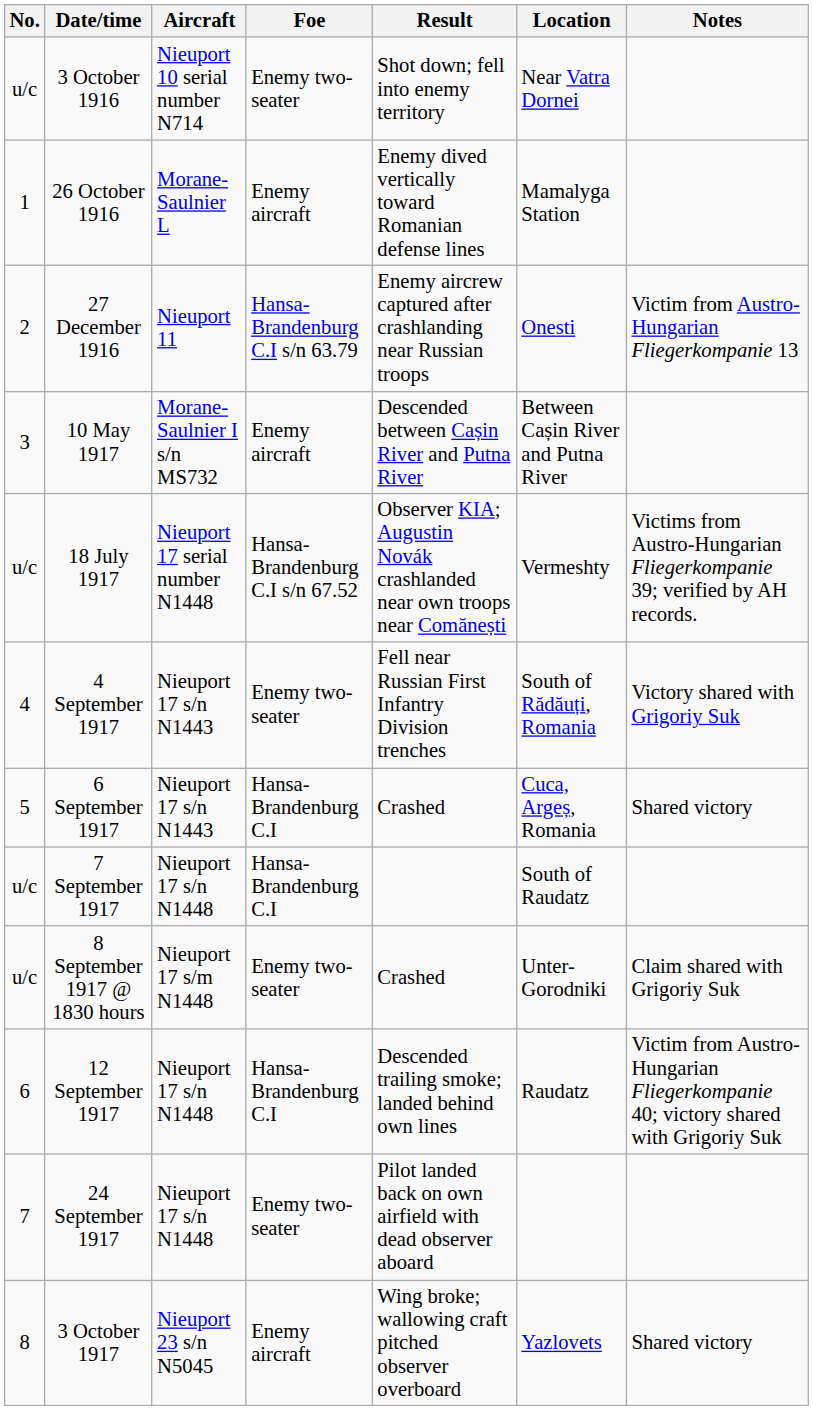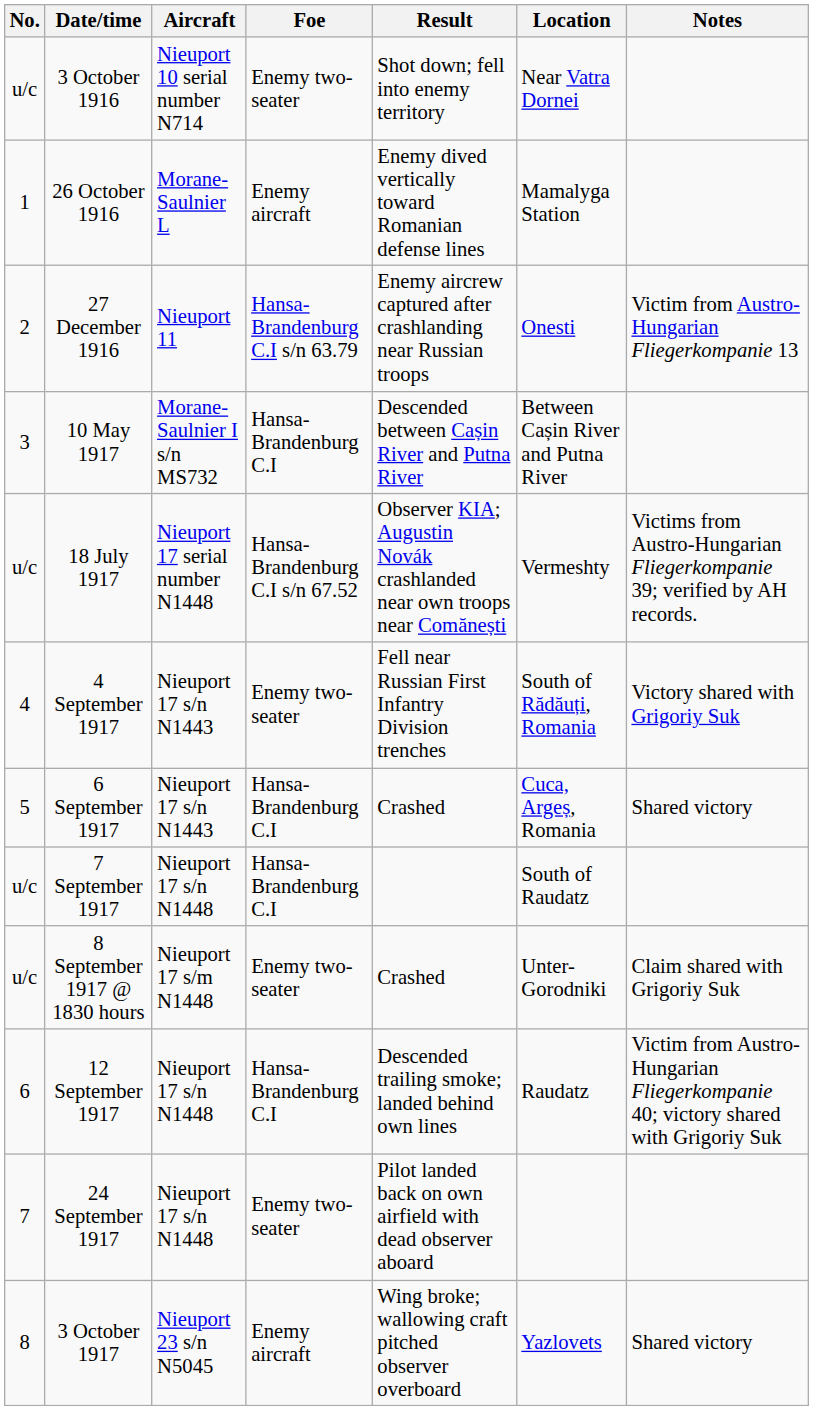(281, 442) Enemy aircraft -> (305, 442) Hansa-Brandenburg C.I
